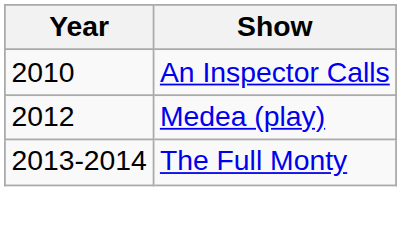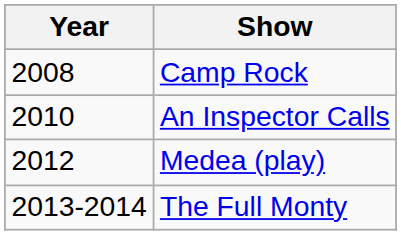+ row: (234, 71)
